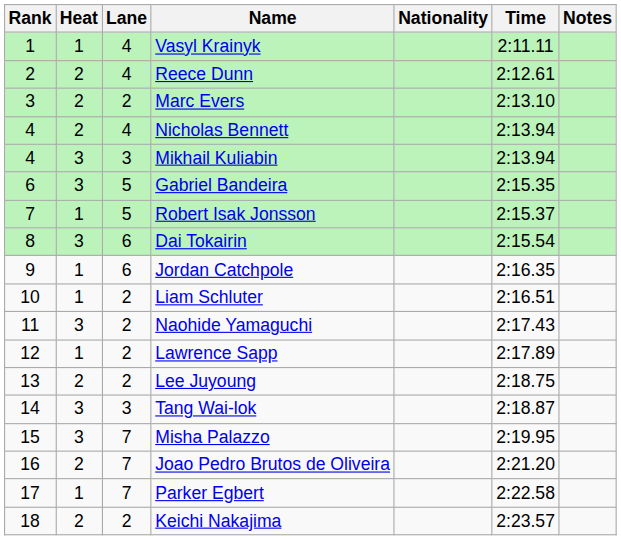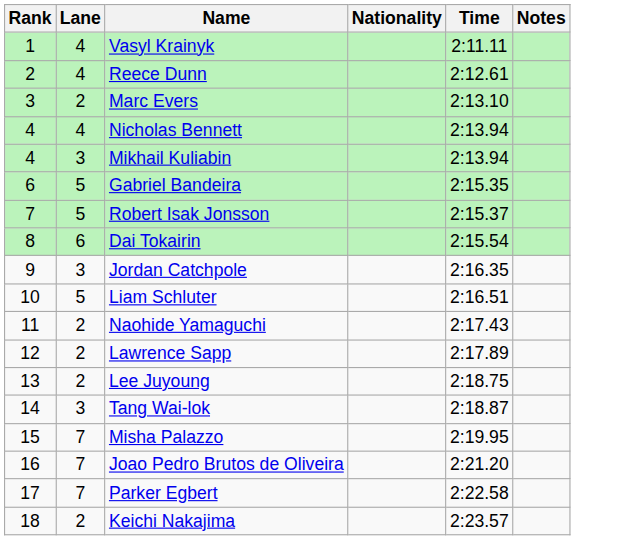- column: (79, 18)
(127, 269) 6 -> (80, 269) 3
(127, 297) 2 -> (80, 297) 5
